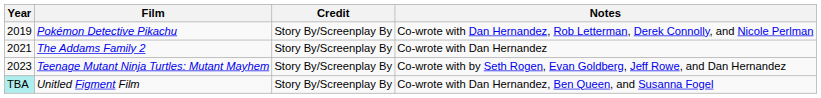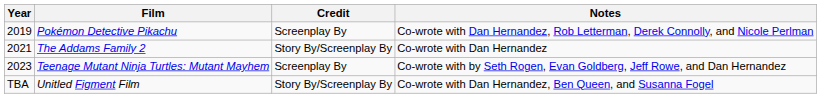(333, 31) Story By/Screenplay By -> (310, 31) Screenplay By
(333, 66) Story By/Screenplay By -> (310, 66) Screenplay By
(18, 84) paleturquoise background -> (18, 84) no background
